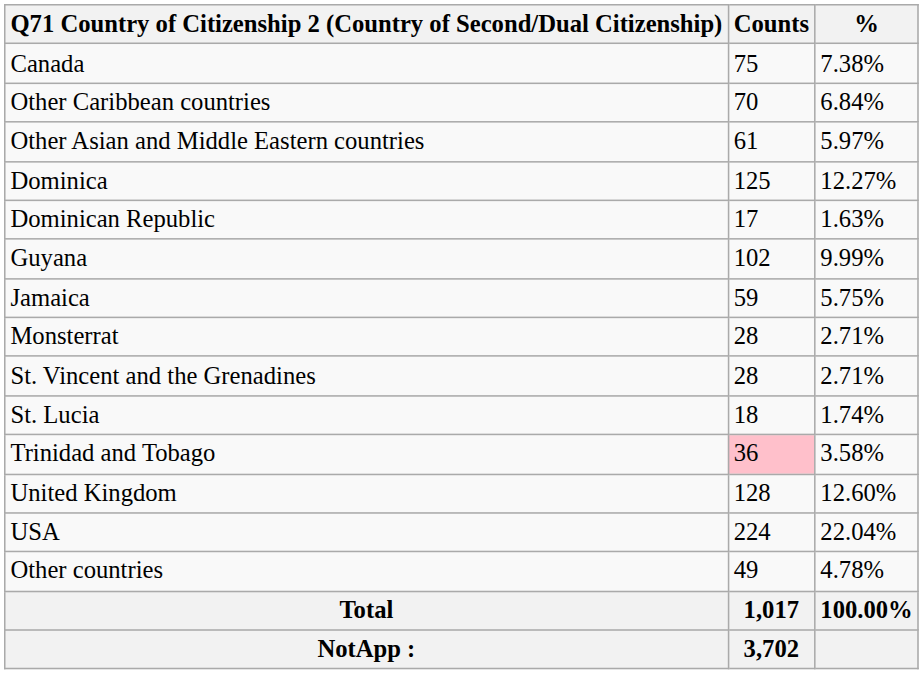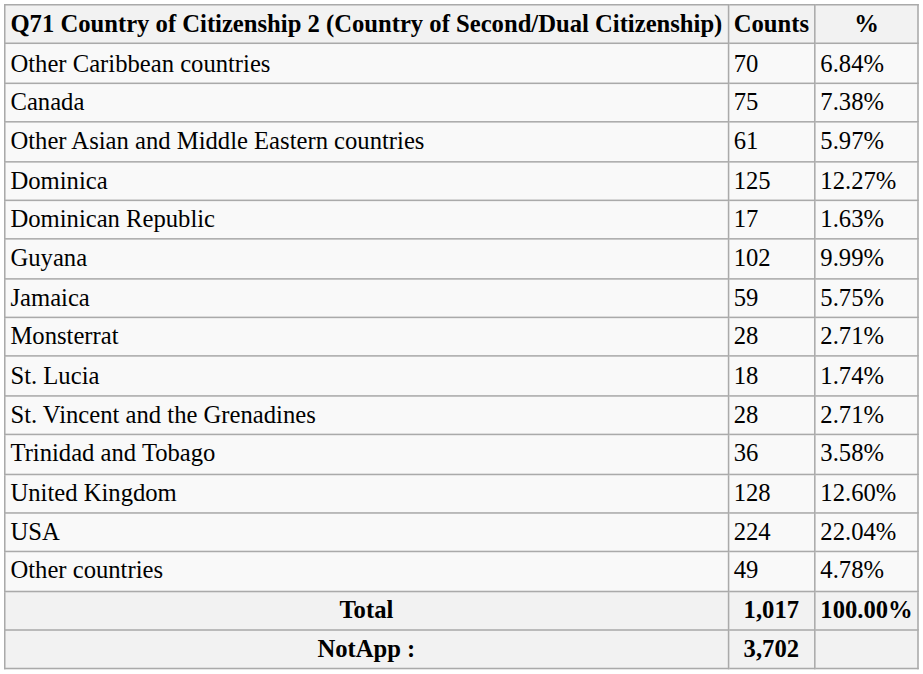rows swapped: (140, 102) <-> (47, 63)
rows swapped: (55, 414) <-> (163, 375)
(746, 453) pink background -> (746, 453) no background
